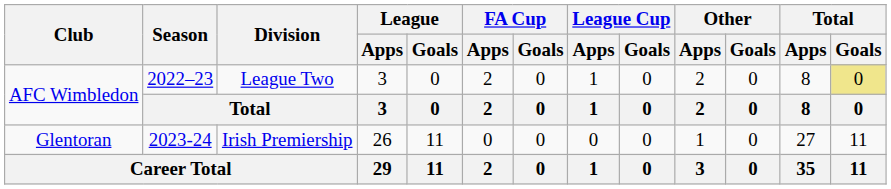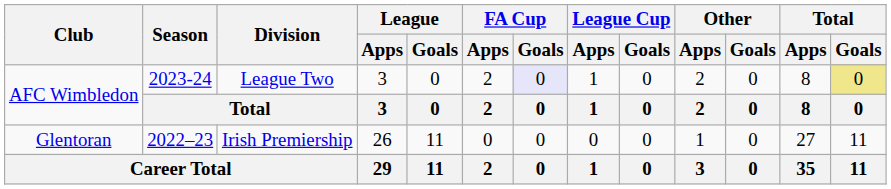(180, 79) 2022–23 -> (180, 79) 2023-24
(541, 79) no background -> (541, 79) lavender background
(180, 139) 2023-24 -> (180, 139) 2022–23
